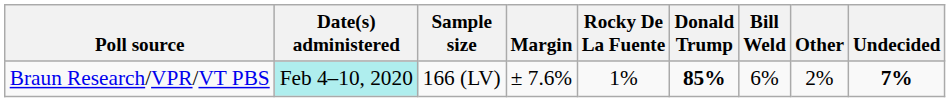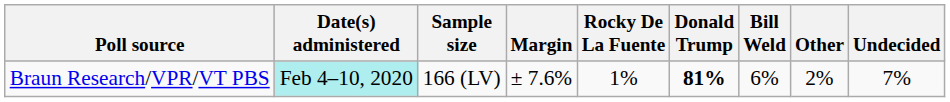(704, 78) 85% -> (704, 78) 81%
(897, 78) bold -> (897, 78) normal
